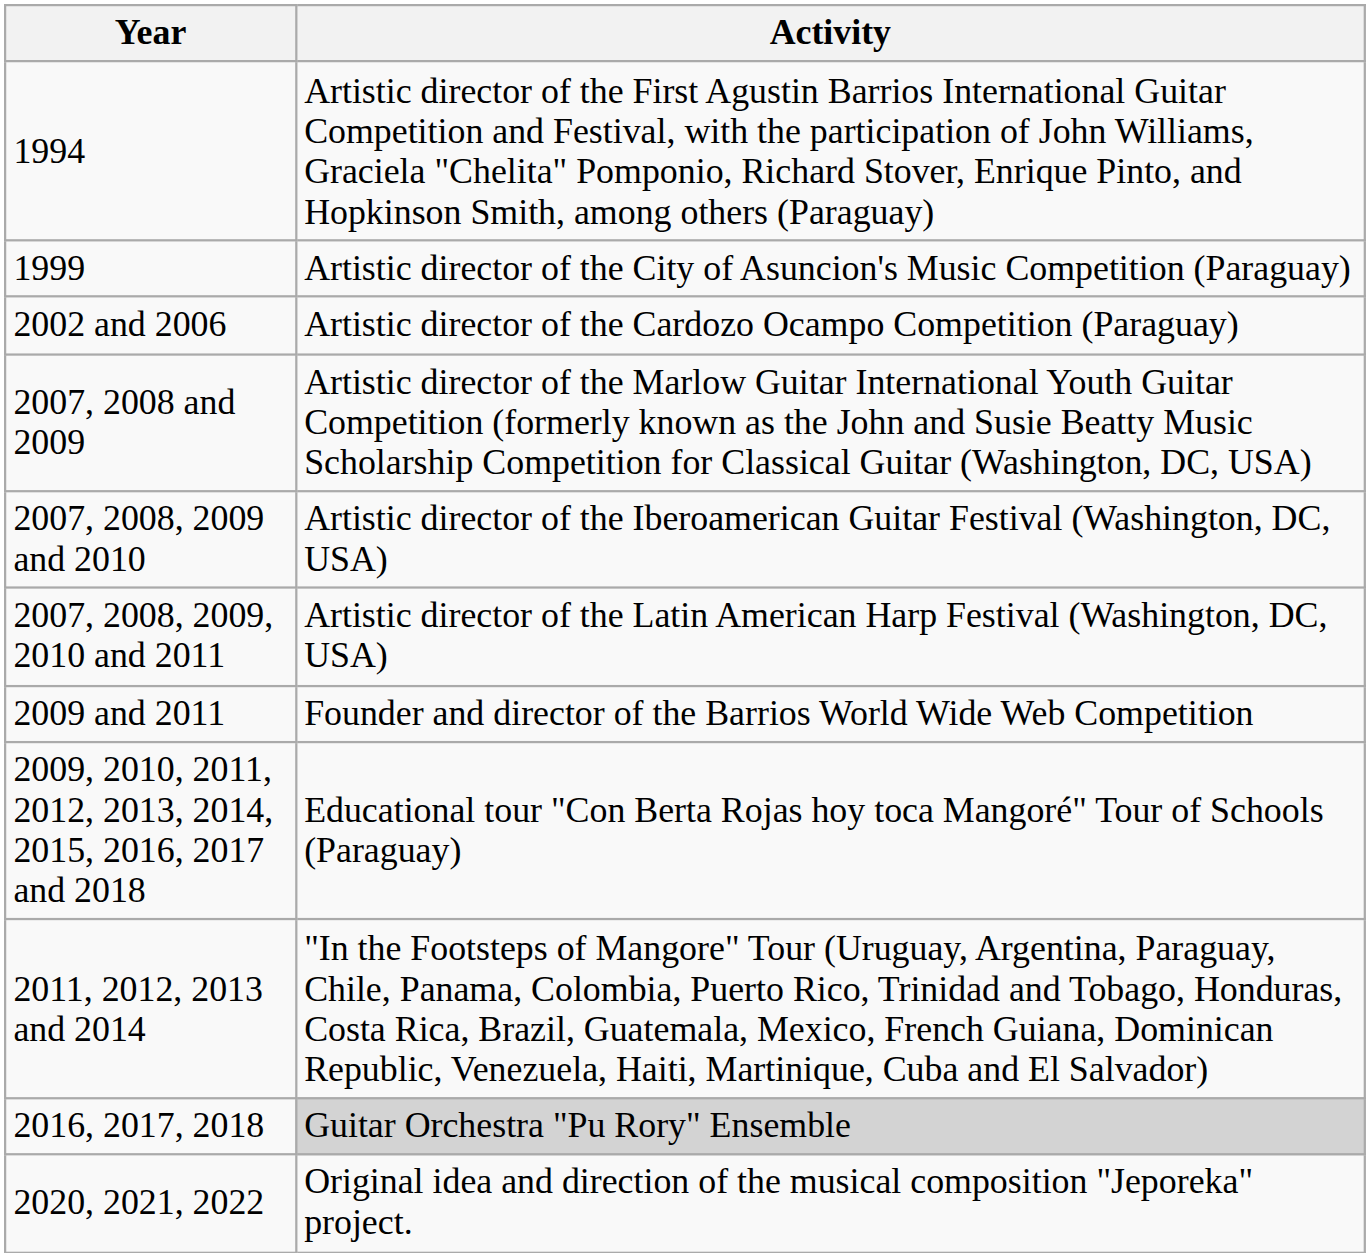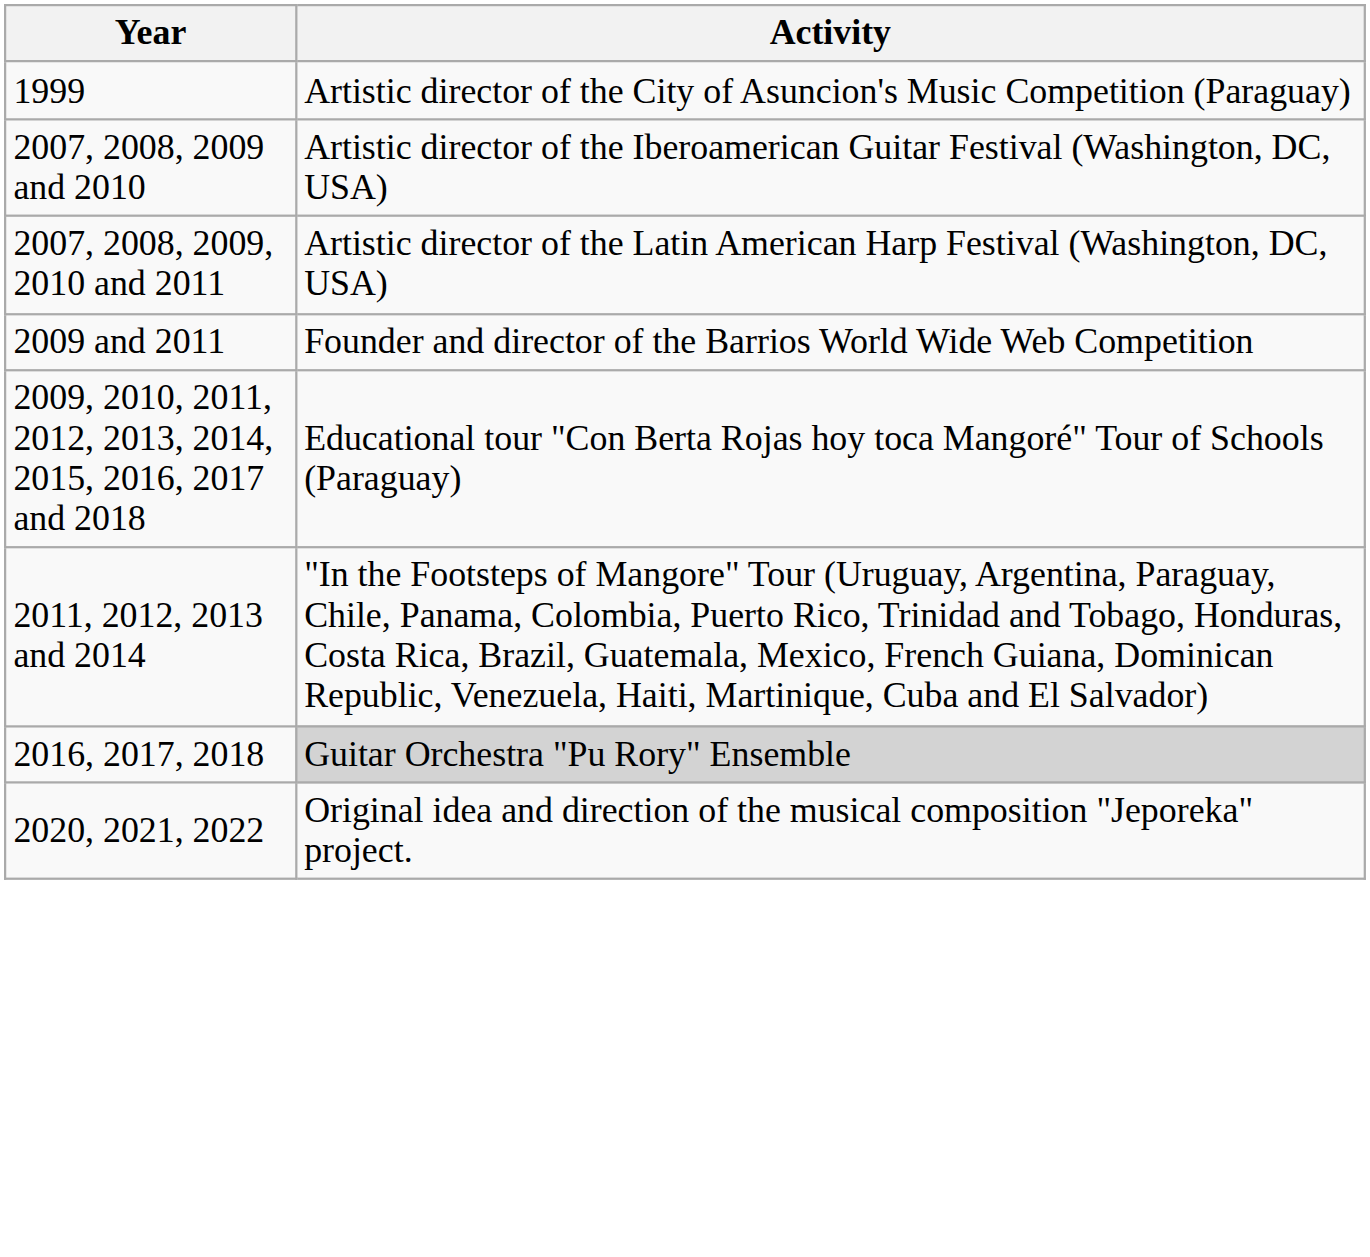- row: (49, 150)
- row: (120, 324)
- row: (124, 421)
